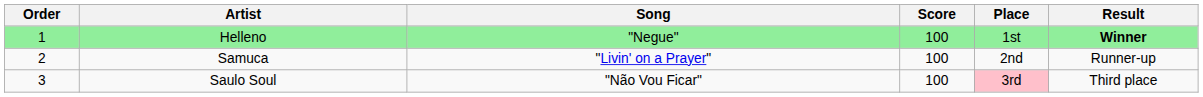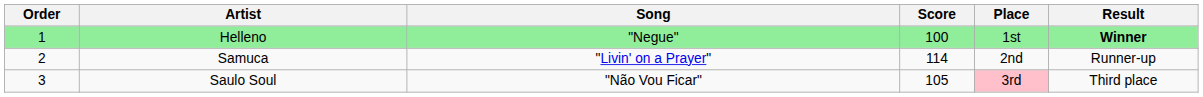(937, 59) 100 -> (937, 59) 114
(937, 80) 100 -> (937, 80) 105
